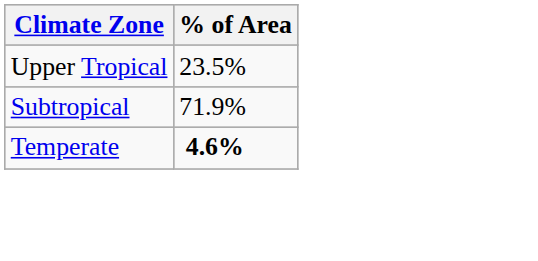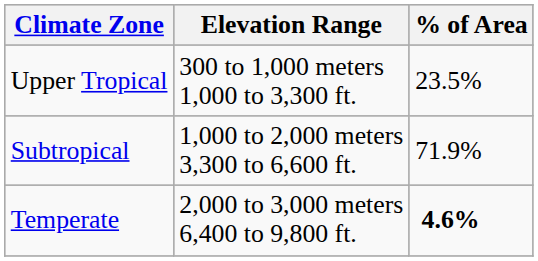+ column: (291, 24)
